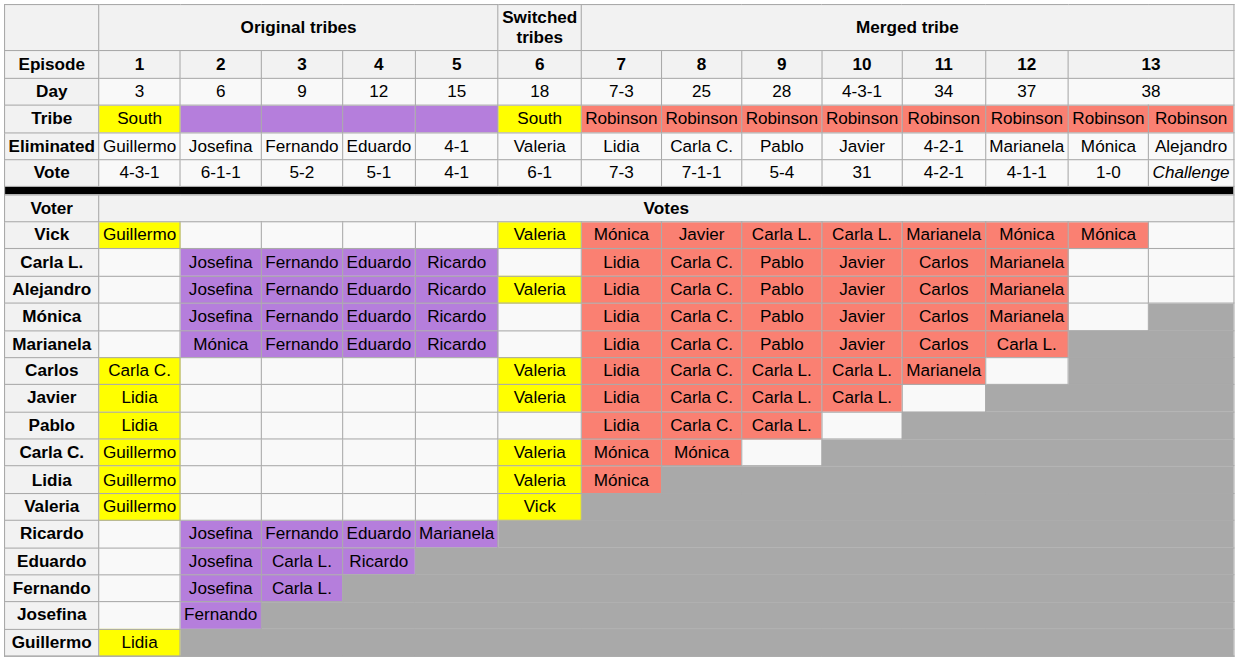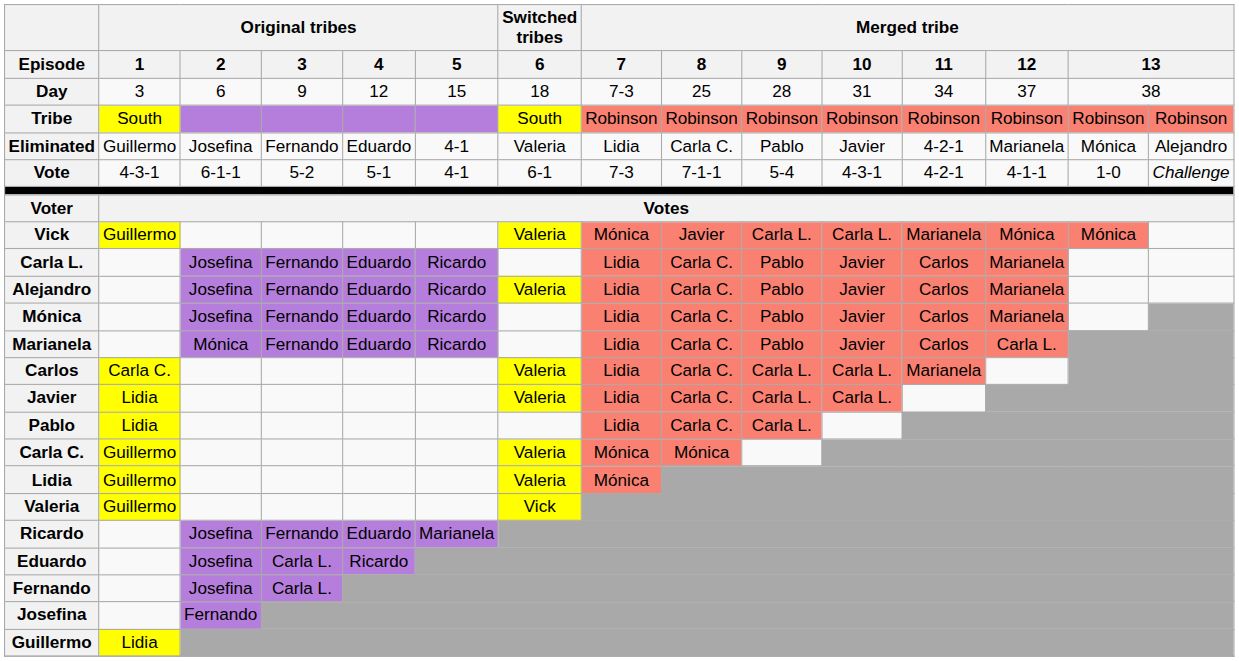(862, 91) 4-3-1 -> (862, 91) 31
(862, 173) 31 -> (862, 173) 4-3-1
